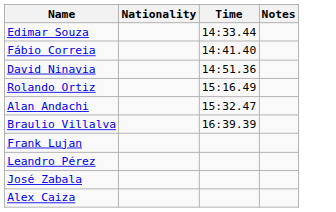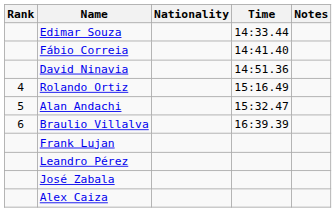+ column: (21, 14)
